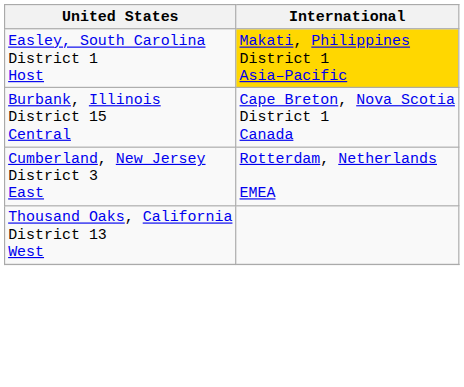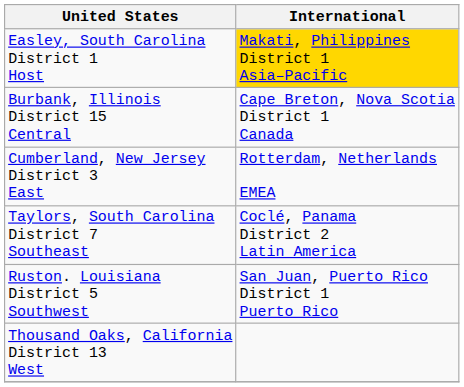+ row: (111, 235)
+ row: (84, 294)
